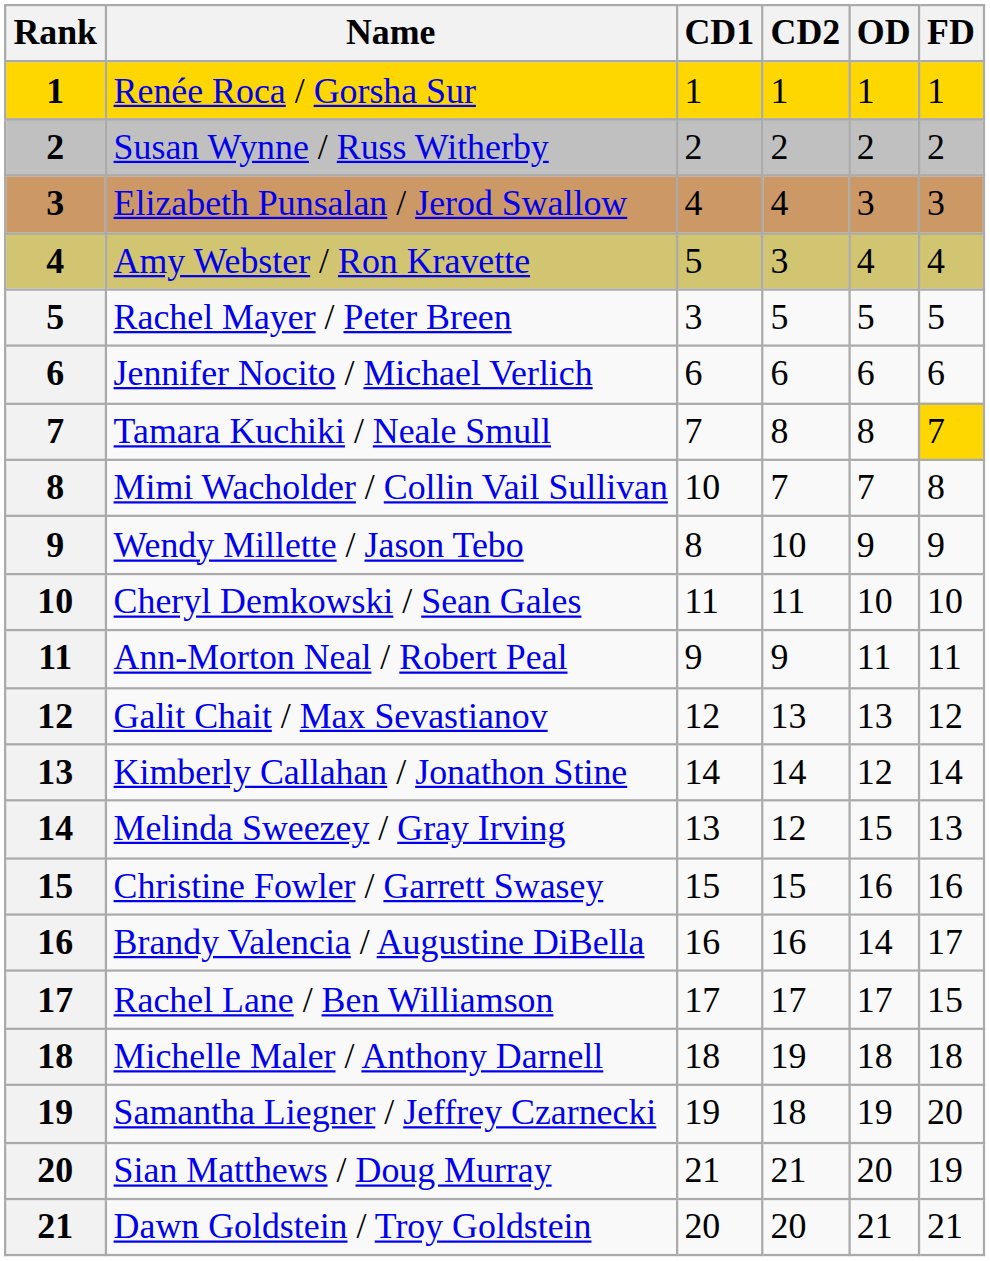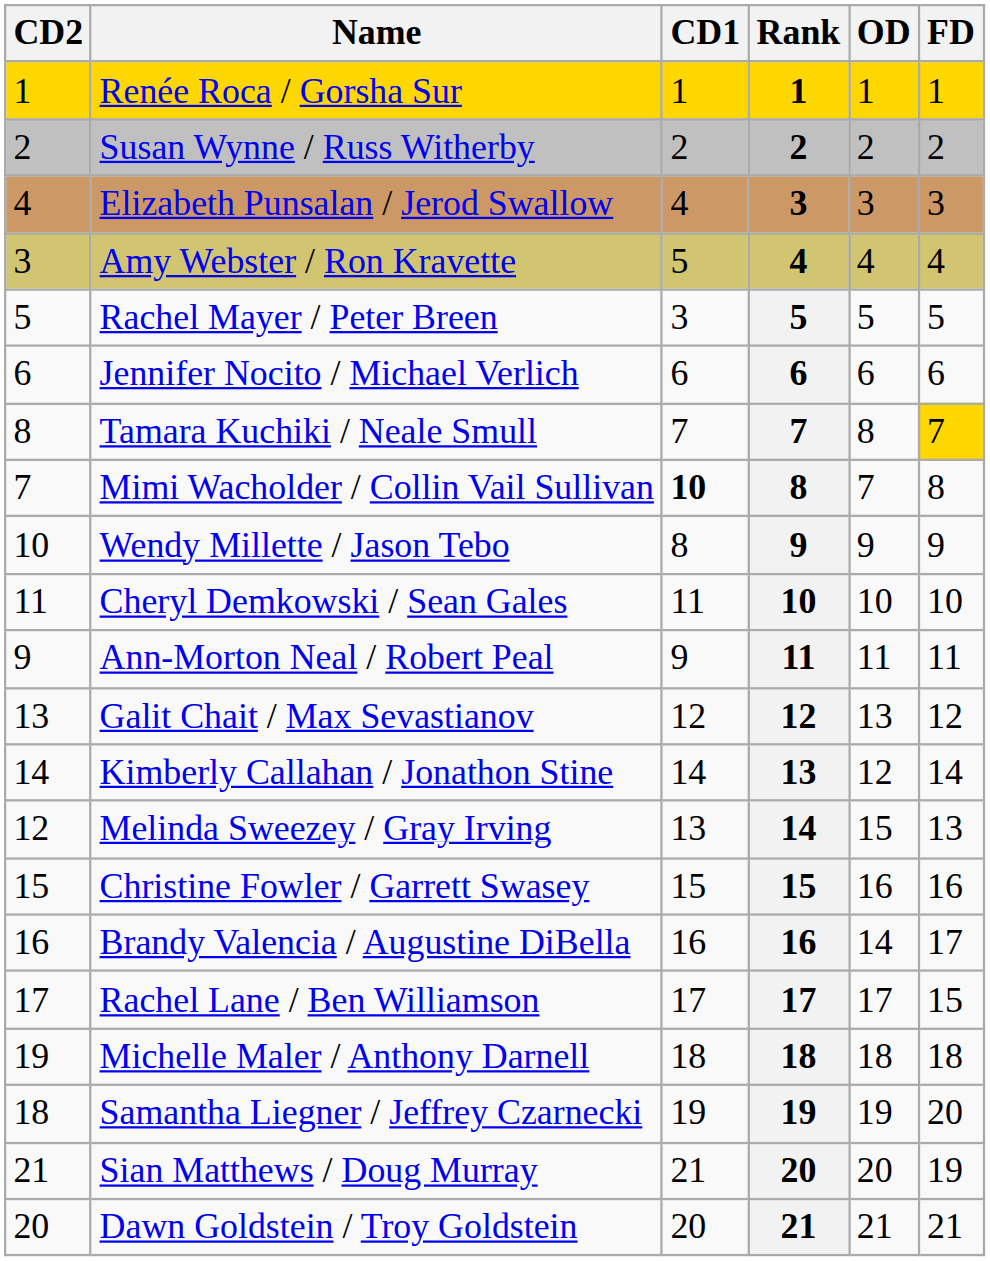columns swapped: (55, 32) <-> (805, 32)
(702, 487) normal -> (688, 487) bold
